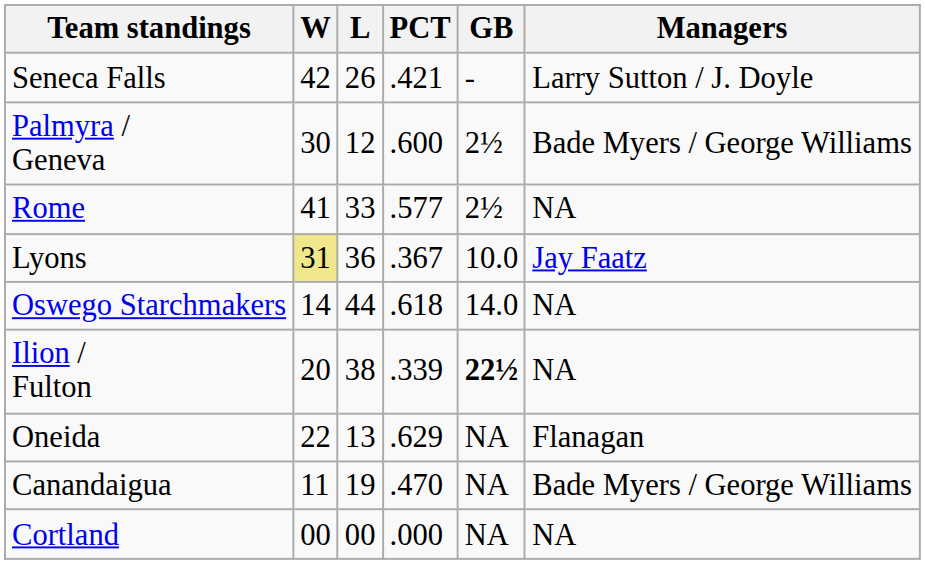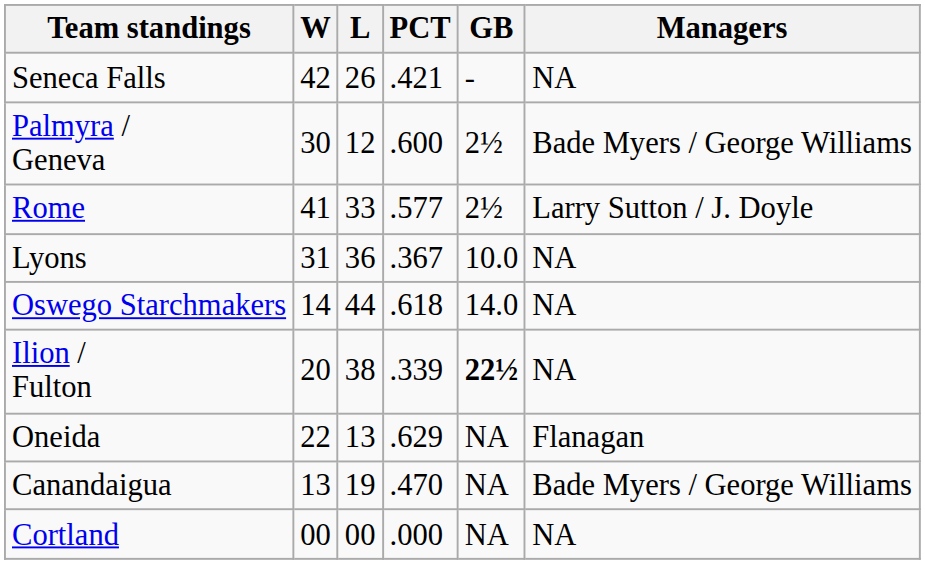(673, 77) Larry Sutton / J. Doyle -> (554, 77) NA
(554, 208) NA -> (673, 208) Larry Sutton / J. Doyle
(315, 256) khaki background -> (315, 256) no background
(590, 256) Jay Faatz -> (554, 256) NA
(315, 485) 11 -> (315, 485) 13
